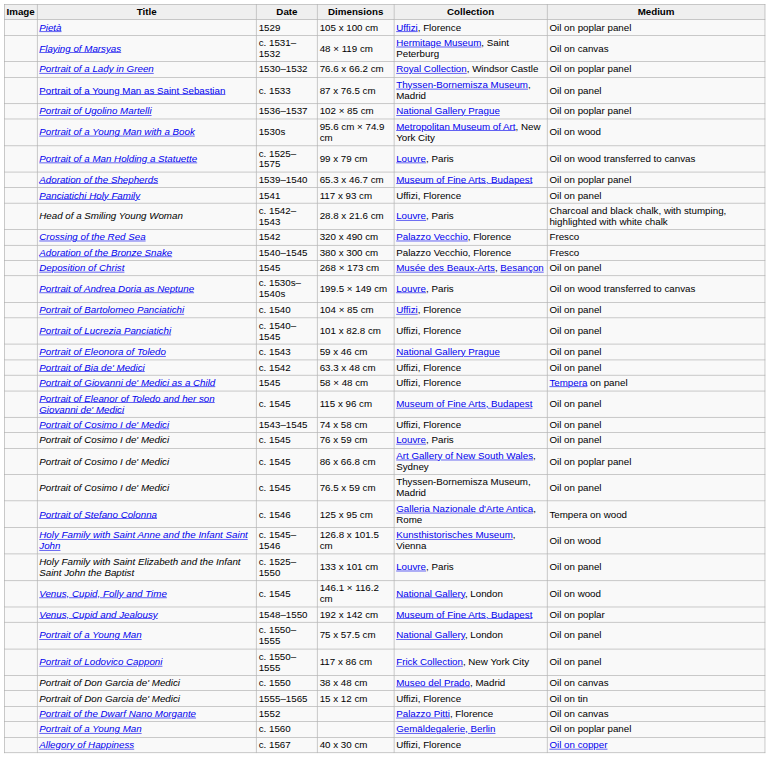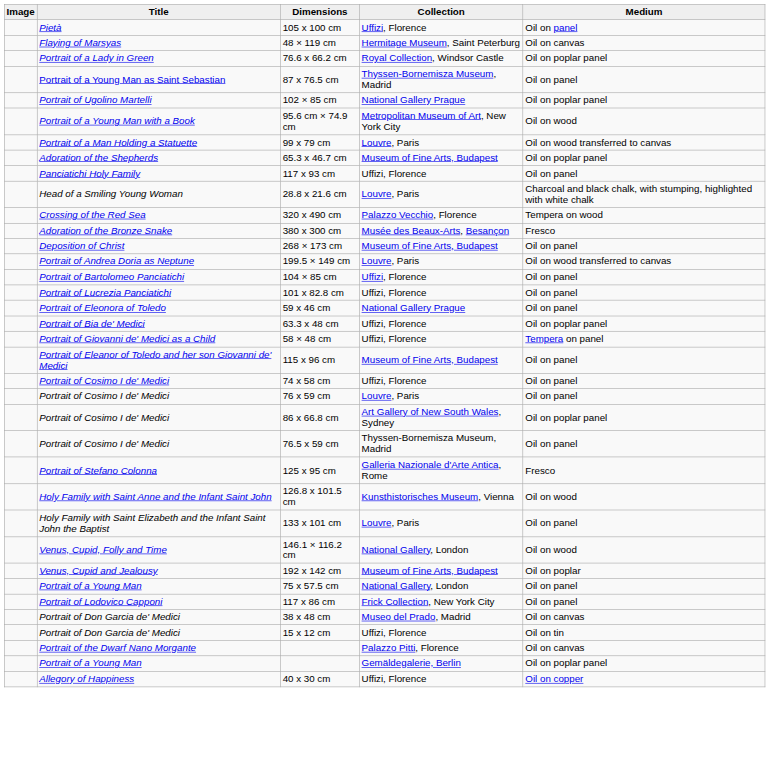- column: (287, 12)
(590, 27) Oil on poplar panel -> (551, 27) Oil on panel
(564, 237) Fresco -> (564, 215) Tempera on wood
(454, 252) Palazzo Vecchio, Florence -> (435, 230) Musée des Beaux-Arts, Besançon
(470, 268) Musée des Beaux-Arts, Besançon -> (430, 246) Museum of Fine Arts, Budapest
(575, 367) Oil on panel -> (566, 323) Oil on poplar panel
(588, 514) Tempera on wood -> (540, 470) Fresco
